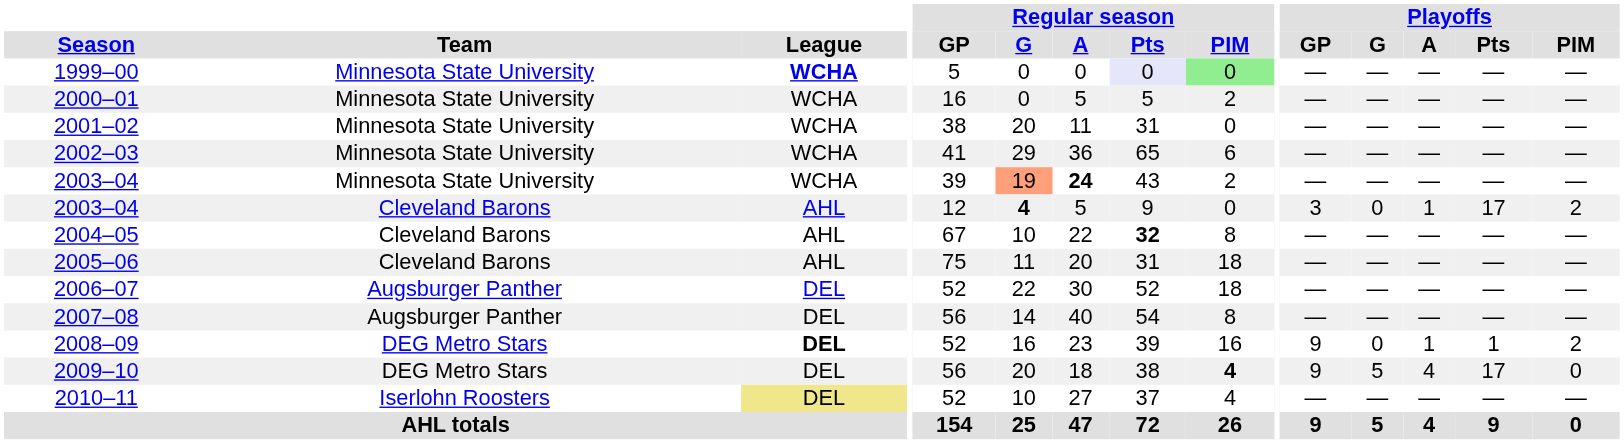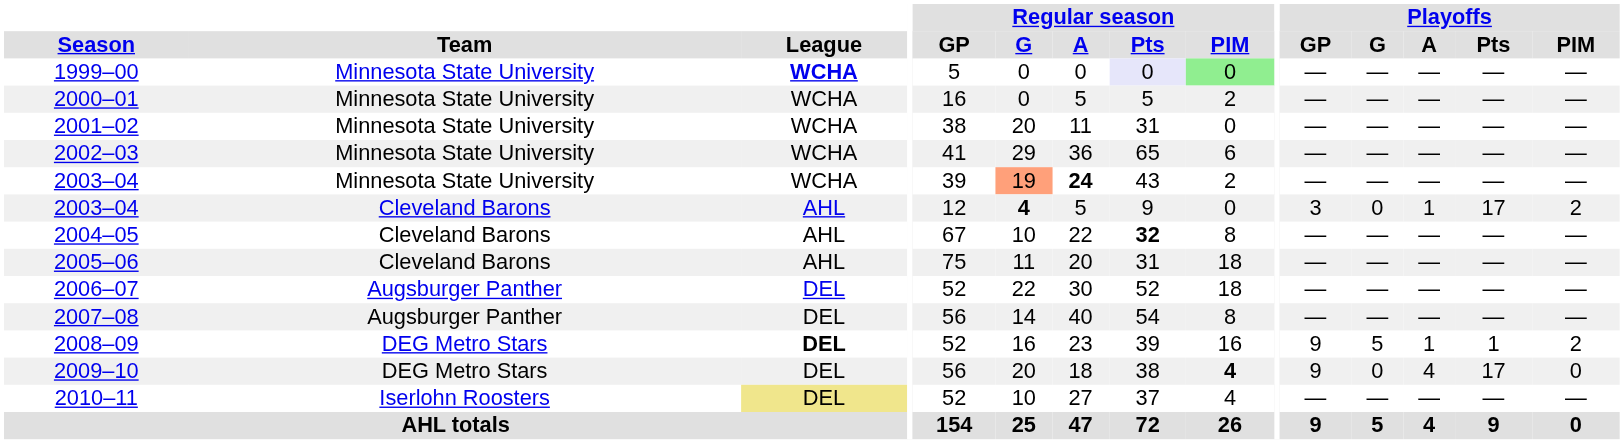(1377, 343) 0 -> (1377, 343) 5
(1377, 371) 5 -> (1377, 371) 0
